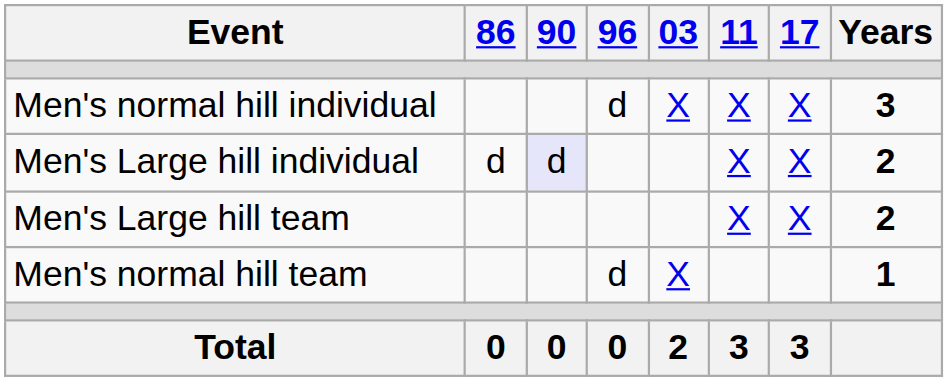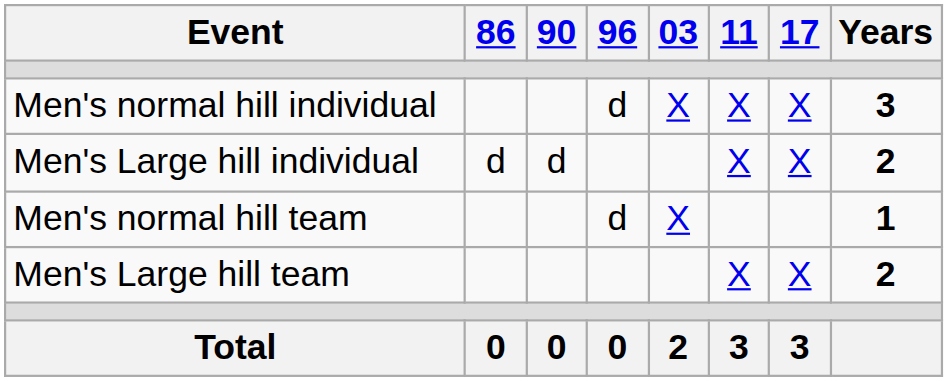(557, 161) lavender background -> (557, 161) no background
rows swapped: (190, 274) <-> (182, 218)
